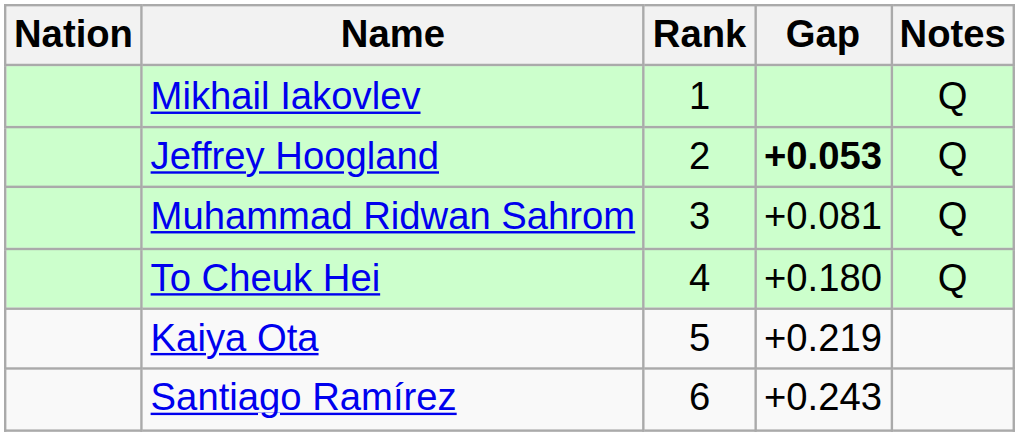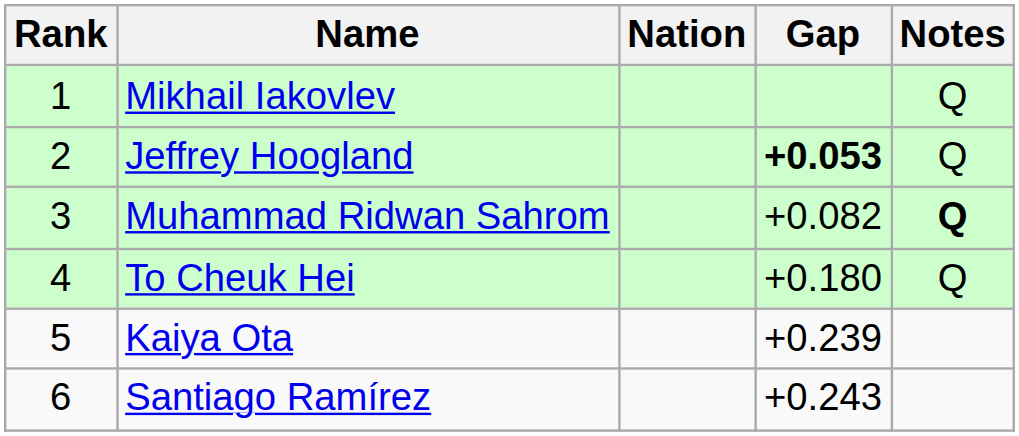columns swapped: (700, 34) <-> (73, 34)
(823, 216) +0.081 -> (823, 216) +0.082
(953, 216) normal -> (953, 216) bold
(823, 338) +0.219 -> (823, 338) +0.239
